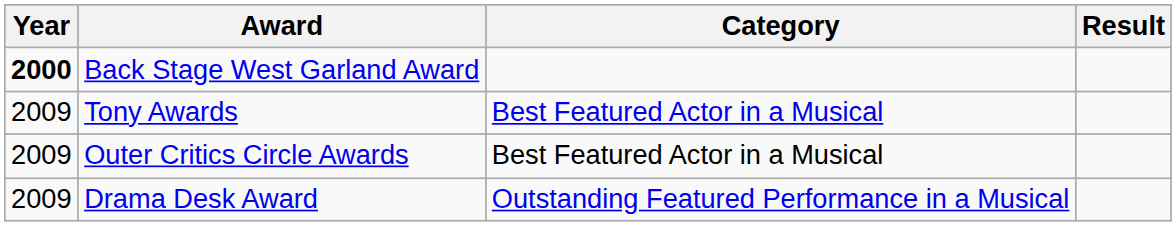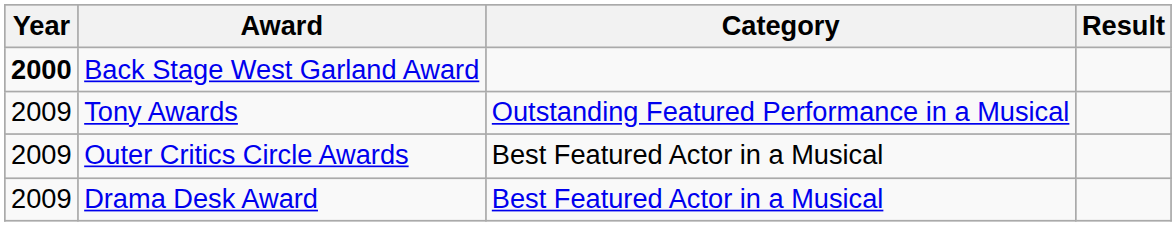(688, 112) Best Featured Actor in a Musical -> (781, 112) Outstanding Featured Performance in a Musical
(781, 198) Outstanding Featured Performance in a Musical -> (688, 198) Best Featured Actor in a Musical
